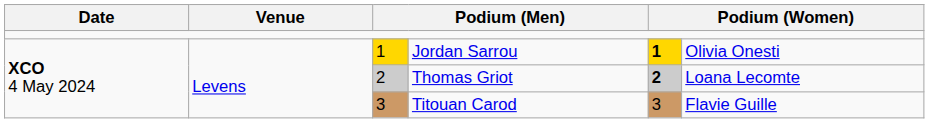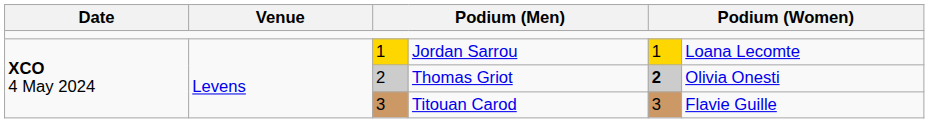(656, 51) bold -> (656, 51) normal
(732, 51) Olivia Onesti -> (743, 51) Loana Lecomte
(743, 78) Loana Lecomte -> (732, 78) Olivia Onesti
